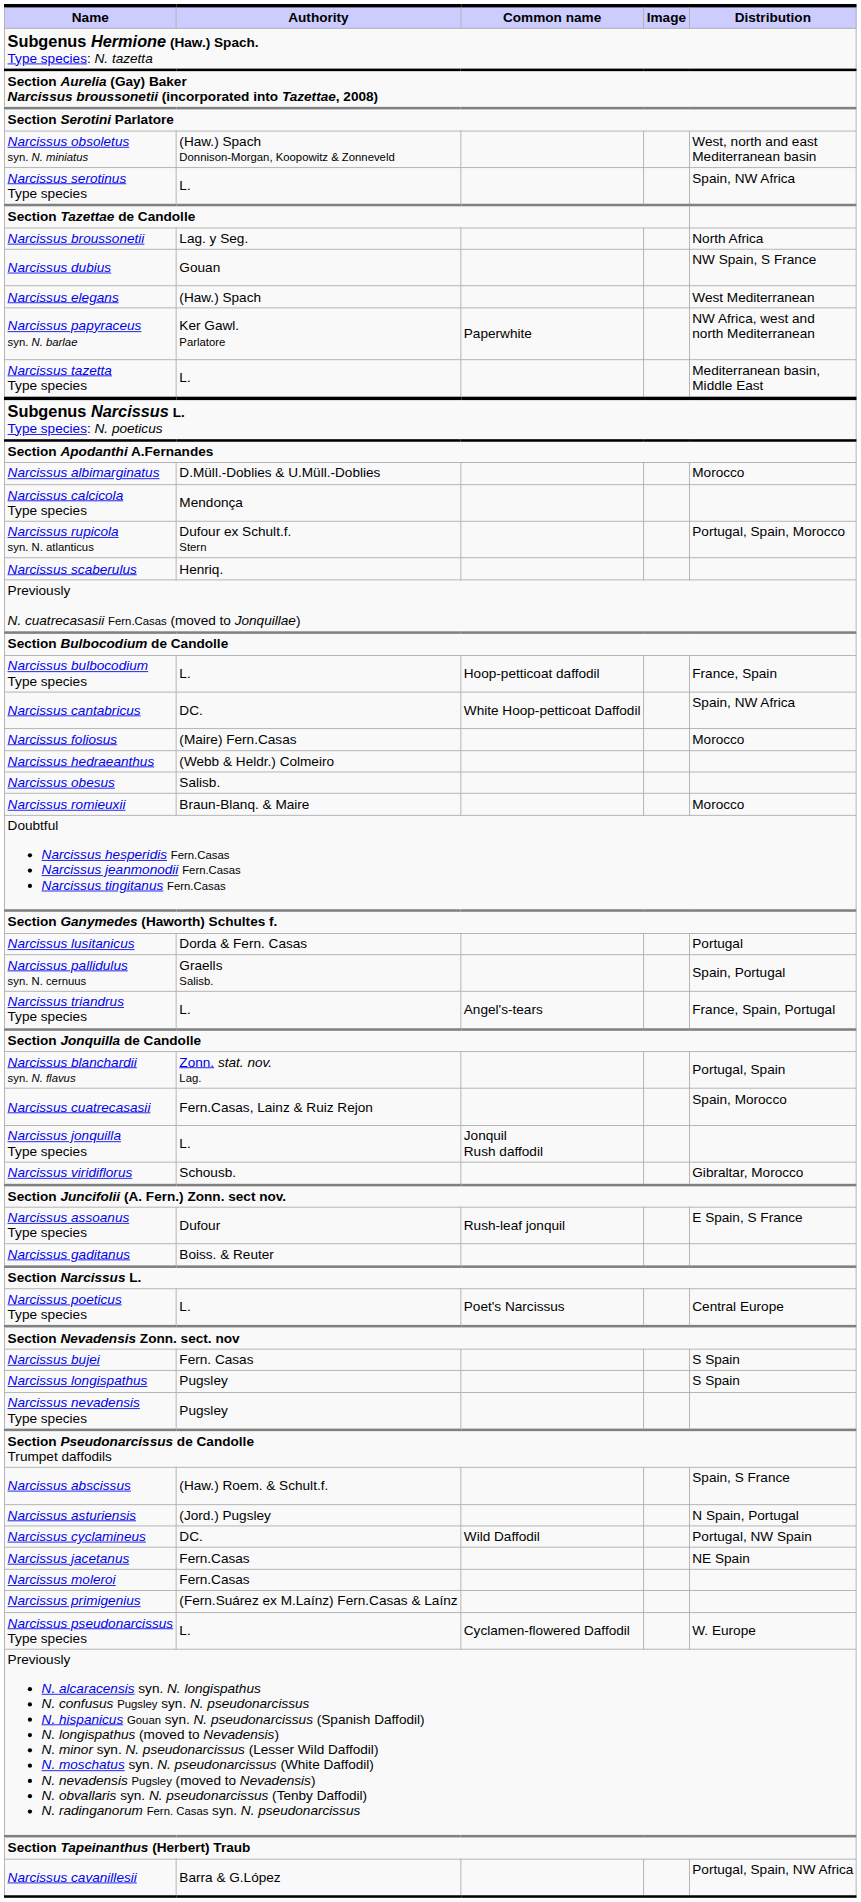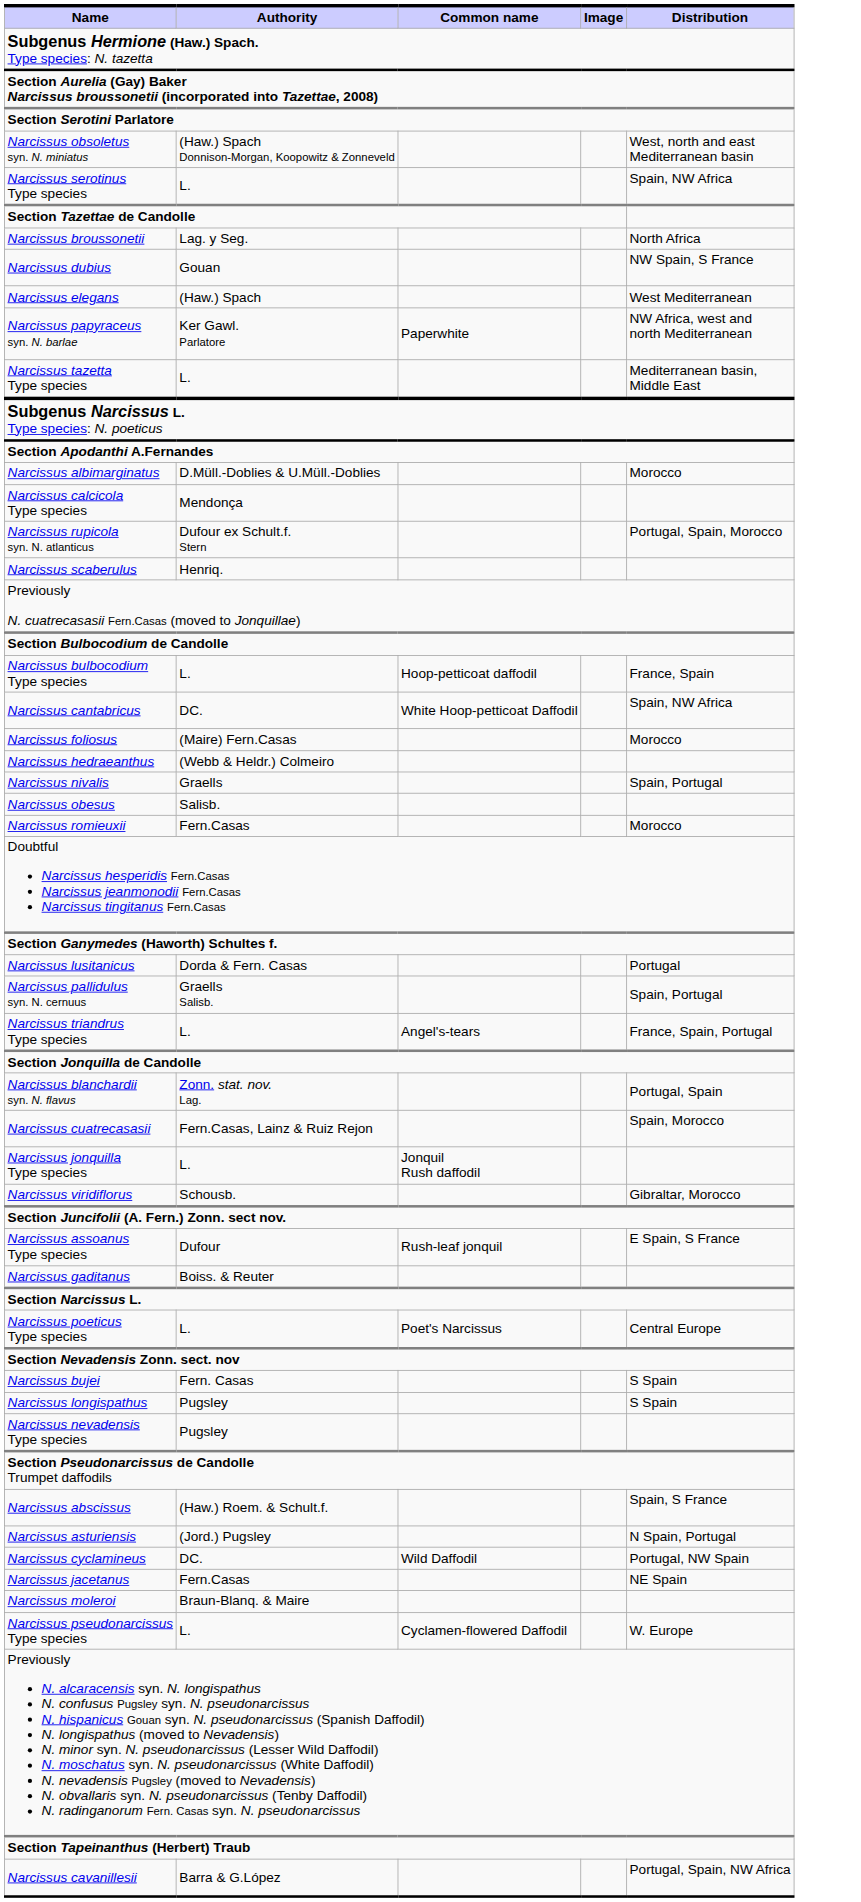+ row: (58, 782)
(244, 804) Braun-Blanq. & Maire -> (215, 825) Fern.Casas
(215, 1579) Fern.Casas -> (244, 1601) Braun-Blanq. & Maire
- row: (74, 1601)
